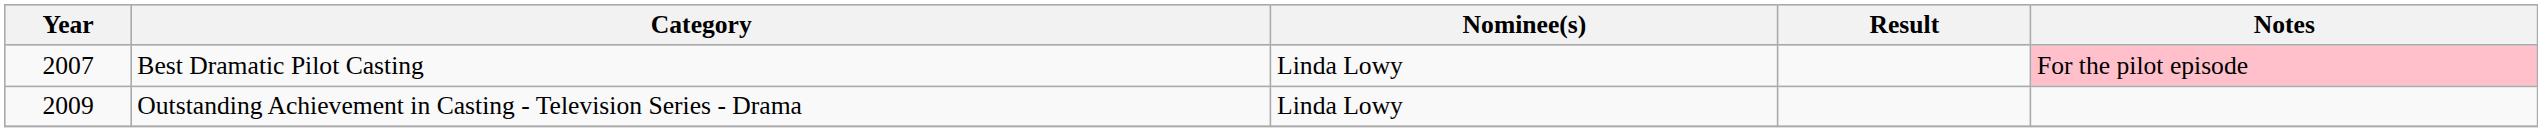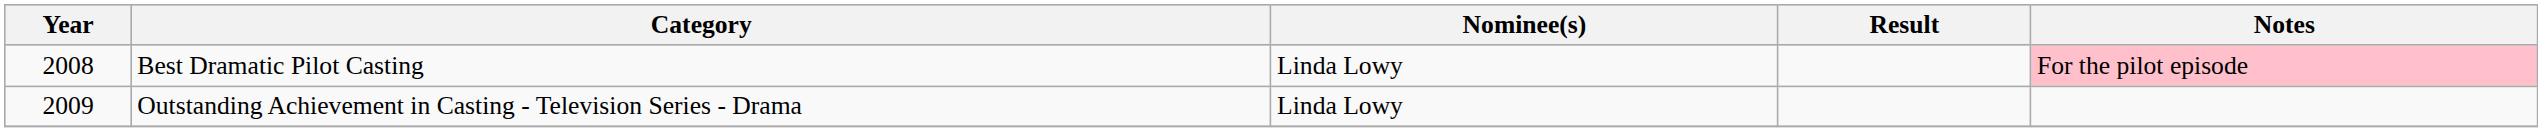(68, 65) 2007 -> (68, 65) 2008
